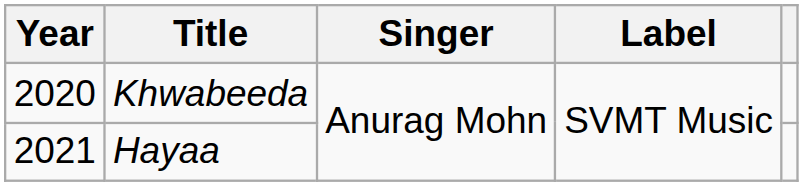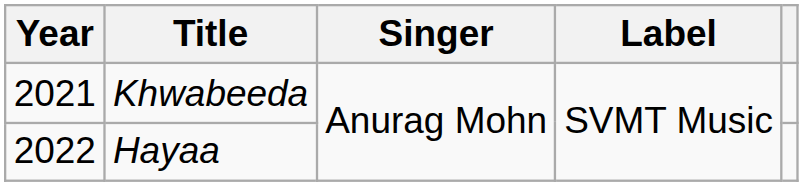(55, 92) 2020 -> (55, 92) 2021
(55, 151) 2021 -> (55, 151) 2022
